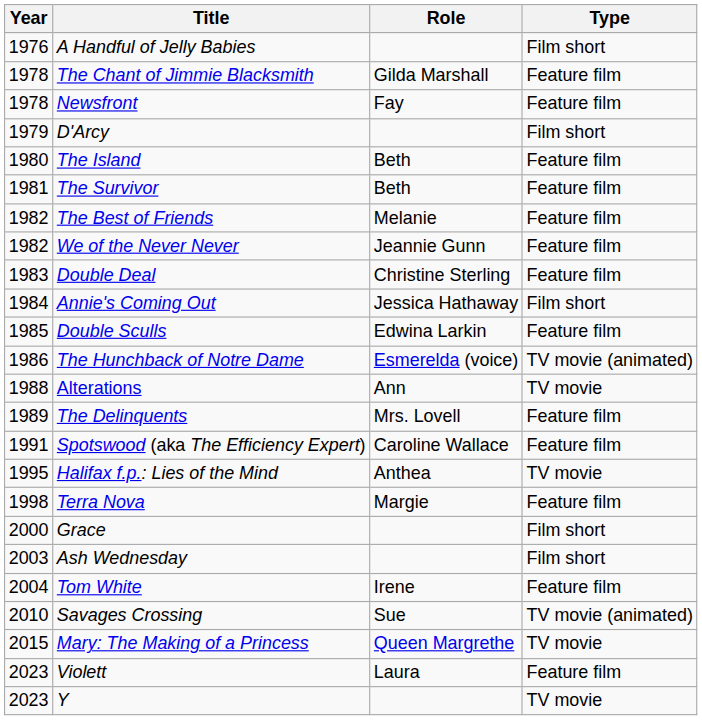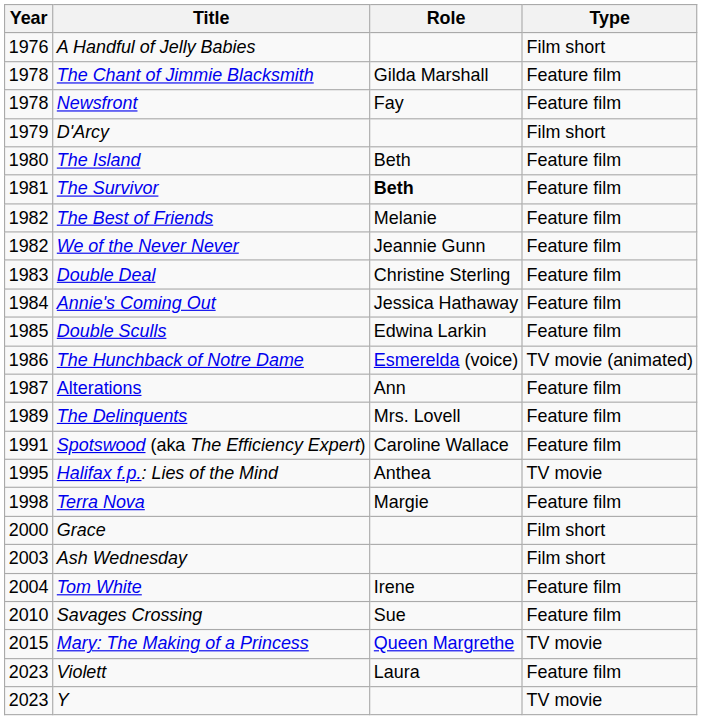(392, 189) normal -> (394, 189) bold
(566, 302) Film short -> (574, 302) Feature film
(29, 388) 1988 -> (29, 388) 1987
(564, 388) TV movie -> (574, 388) Feature film
(610, 615) TV movie (animated) -> (574, 615) Feature film
